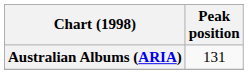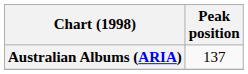(214, 57) 131 -> (214, 57) 137
